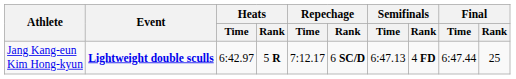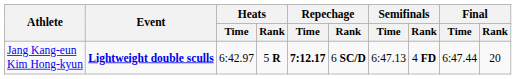(307, 58) normal -> (308, 58) bold
(494, 58) 25 -> (495, 58) 20
